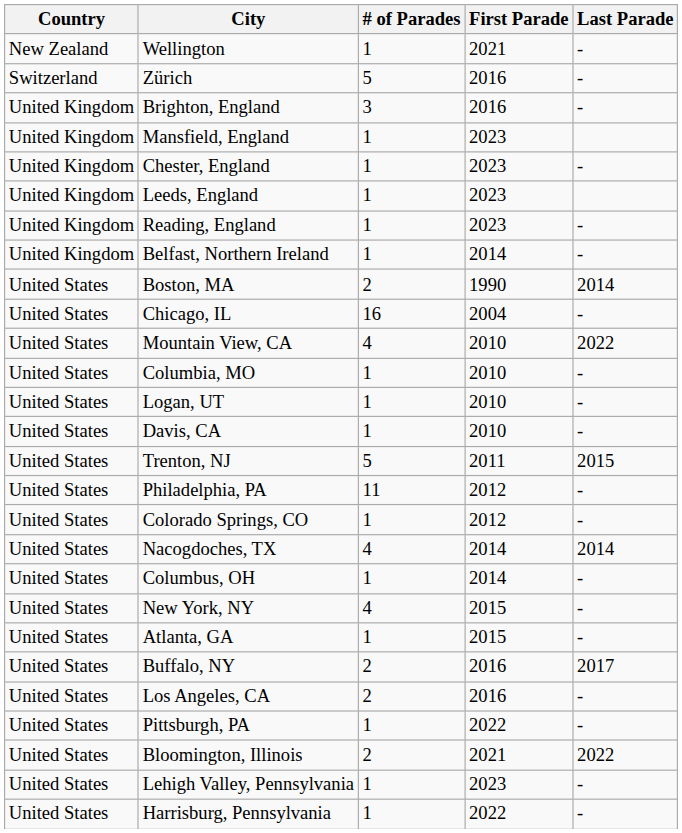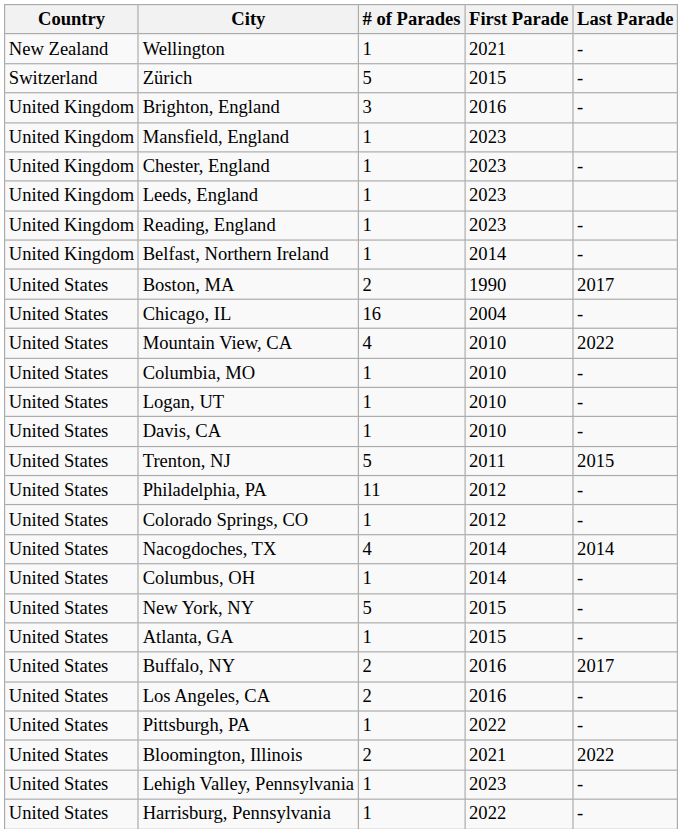(488, 78) 2016 -> (488, 78) 2015
(596, 284) 2014 -> (596, 284) 2017
(367, 607) 4 -> (367, 607) 5
